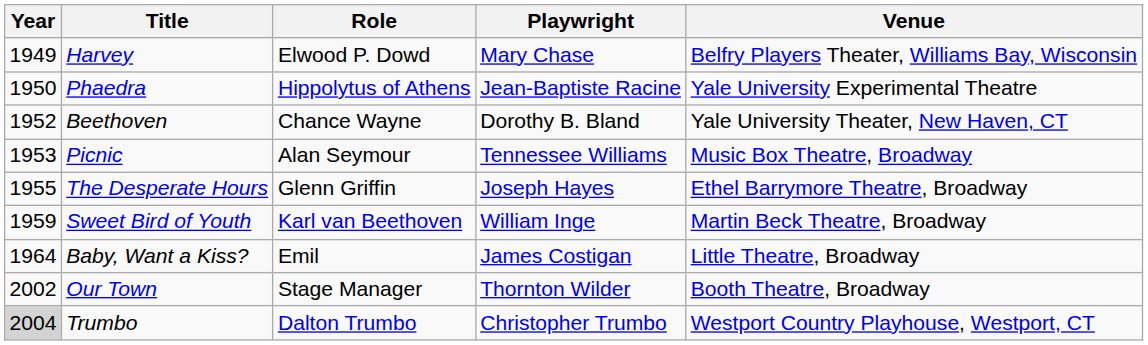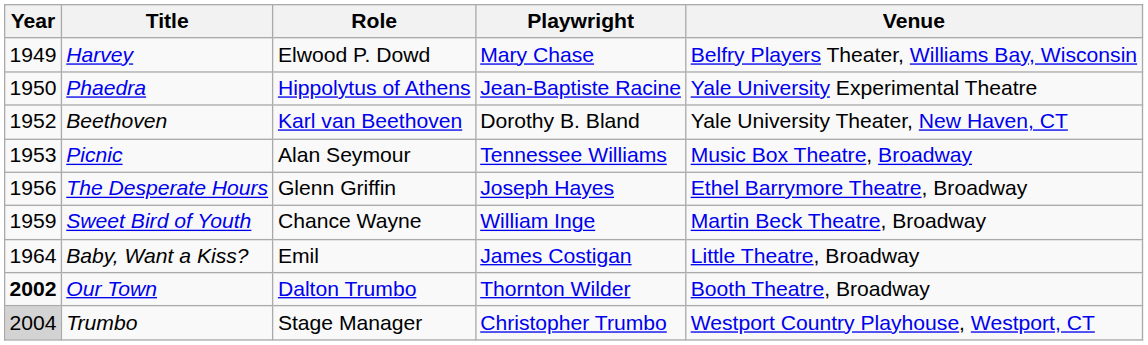(350, 121) Chance Wayne -> (370, 121) Karl van Beethoven
(33, 188) 1955 -> (33, 188) 1956
(370, 222) Karl van Beethoven -> (350, 222) Chance Wayne
(33, 289) normal -> (33, 289) bold
(350, 289) Stage Manager -> (347, 289) Dalton Trumbo
(347, 322) Dalton Trumbo -> (350, 322) Stage Manager
